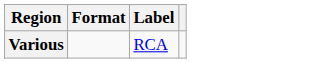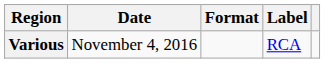+ column: (134, 17)
